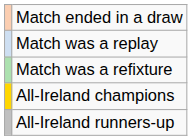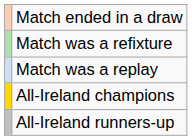rows swapped: (87, 43) <-> (94, 69)
